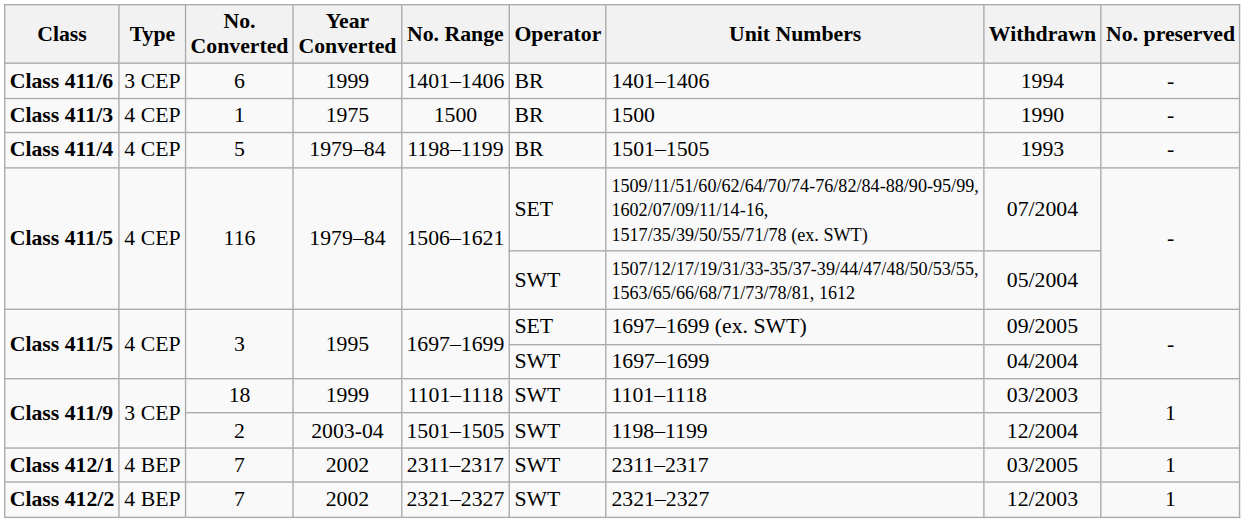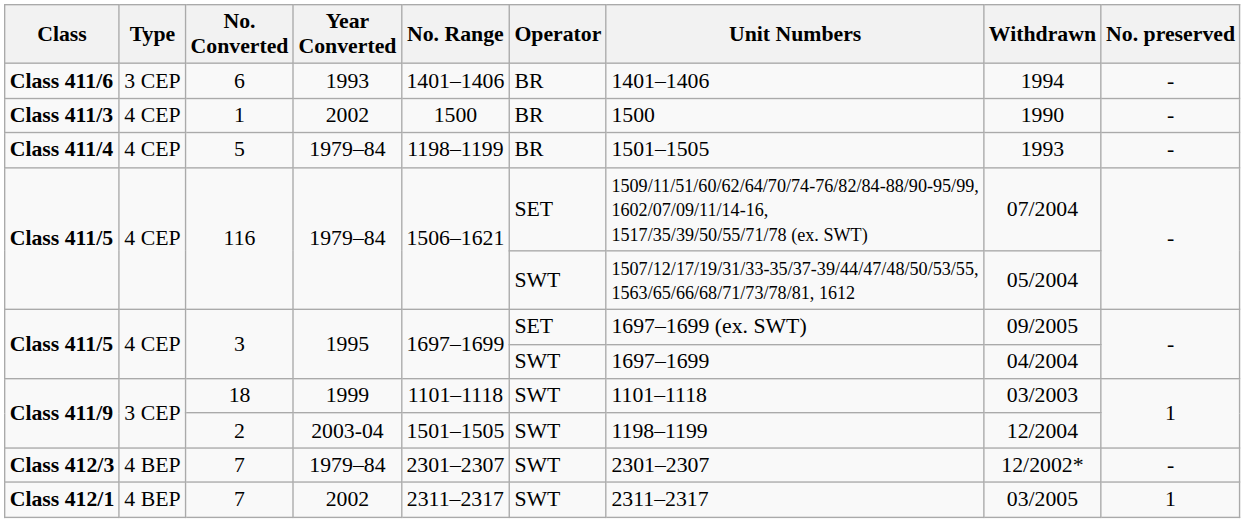(347, 80) 1999 -> (347, 80) 1993
(347, 115) 1975 -> (347, 115) 2002
+ row: (62, 464)
- row: (62, 499)
